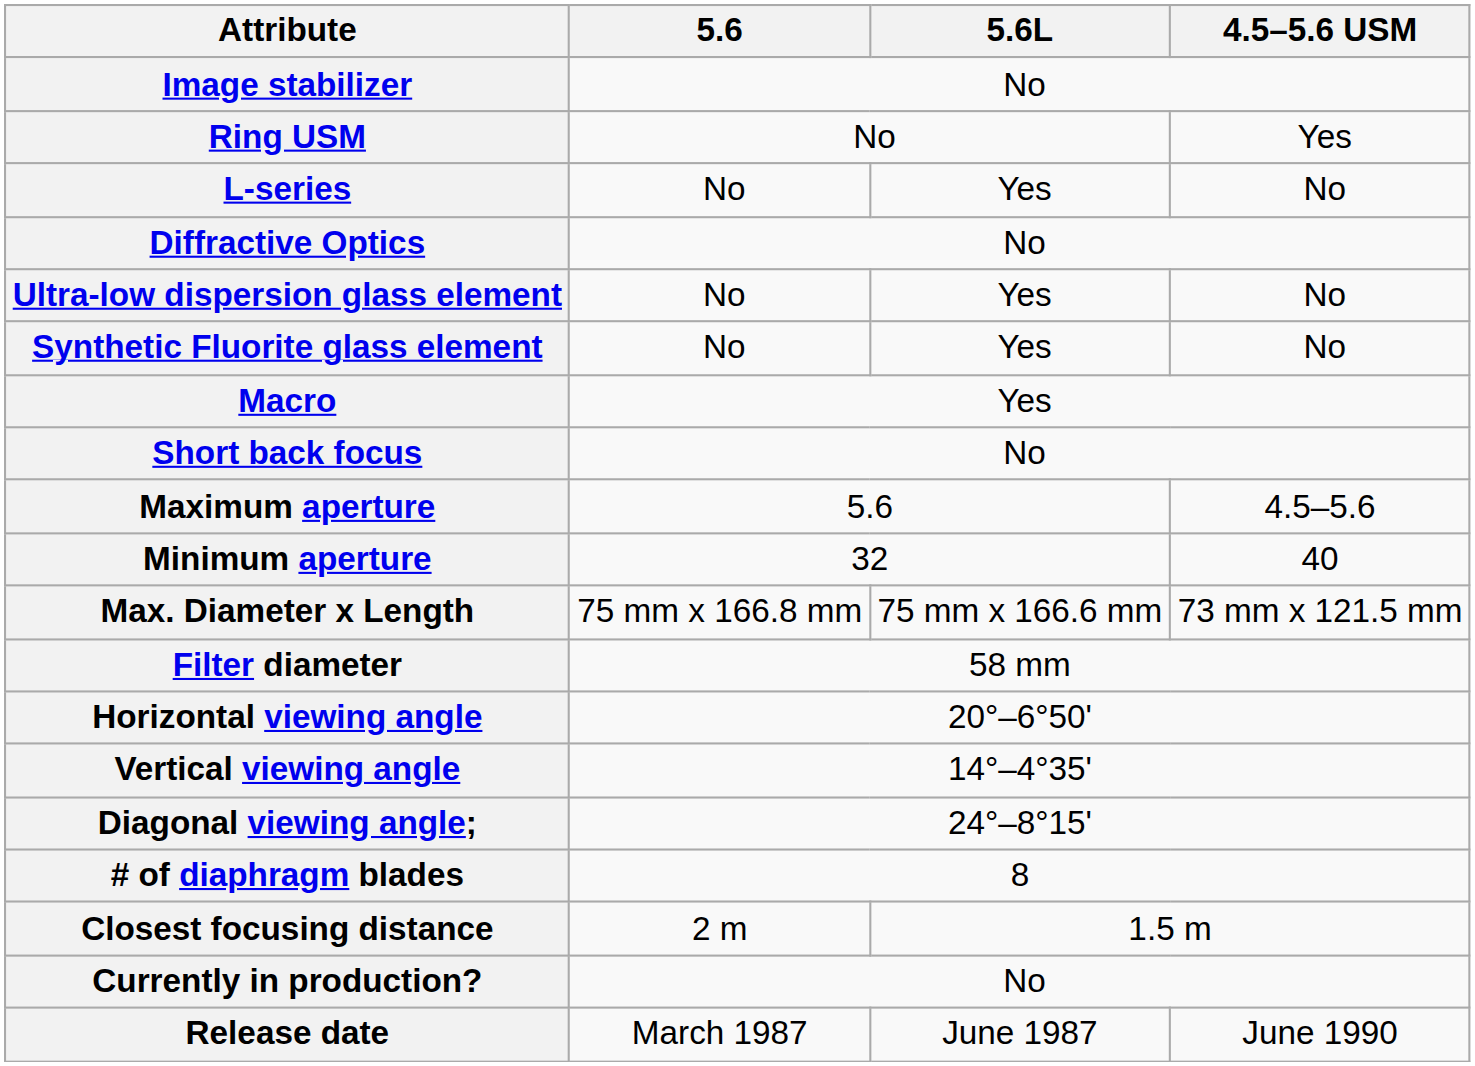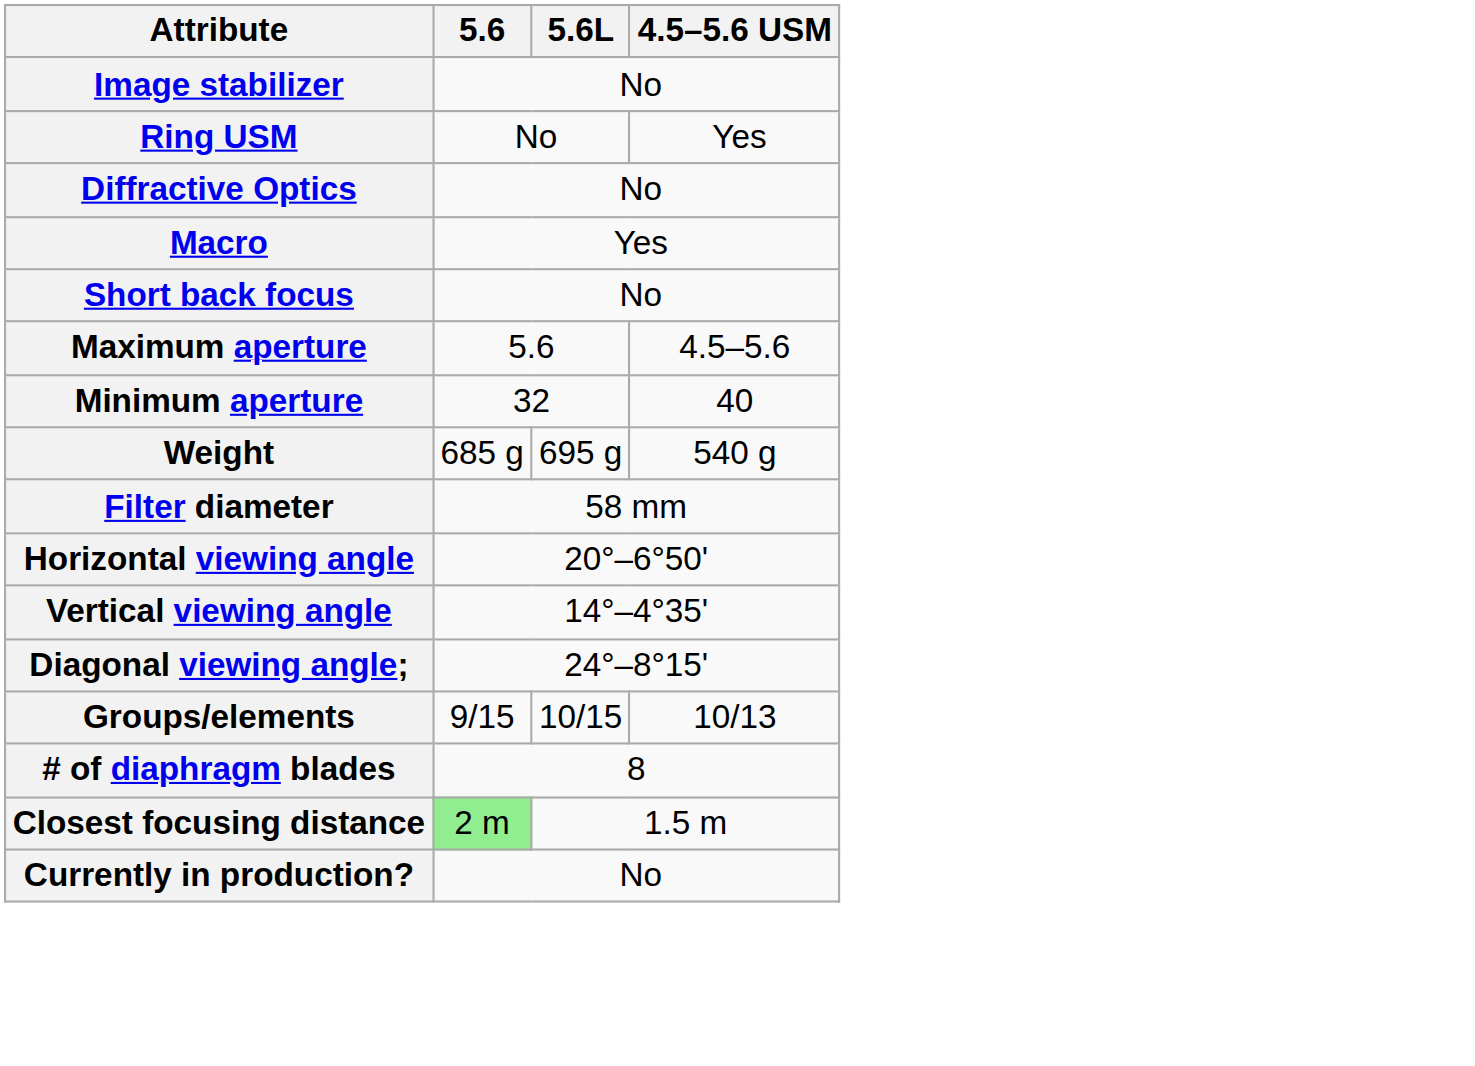- row: (287, 189)
- row: (287, 294)
- row: (287, 347)
+ row: (219, 453)
- row: (287, 611)
+ row: (219, 717)
(720, 928) no background -> (482, 822) lightgreen background
- row: (287, 1033)
